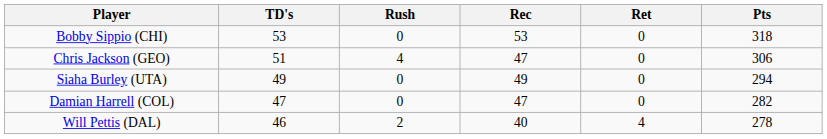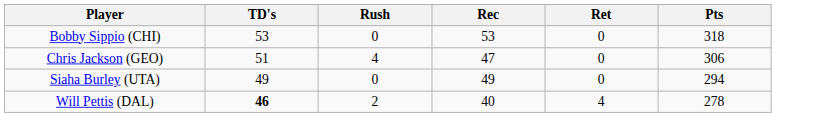- row: (112, 101)
(279, 123) normal -> (262, 101) bold
